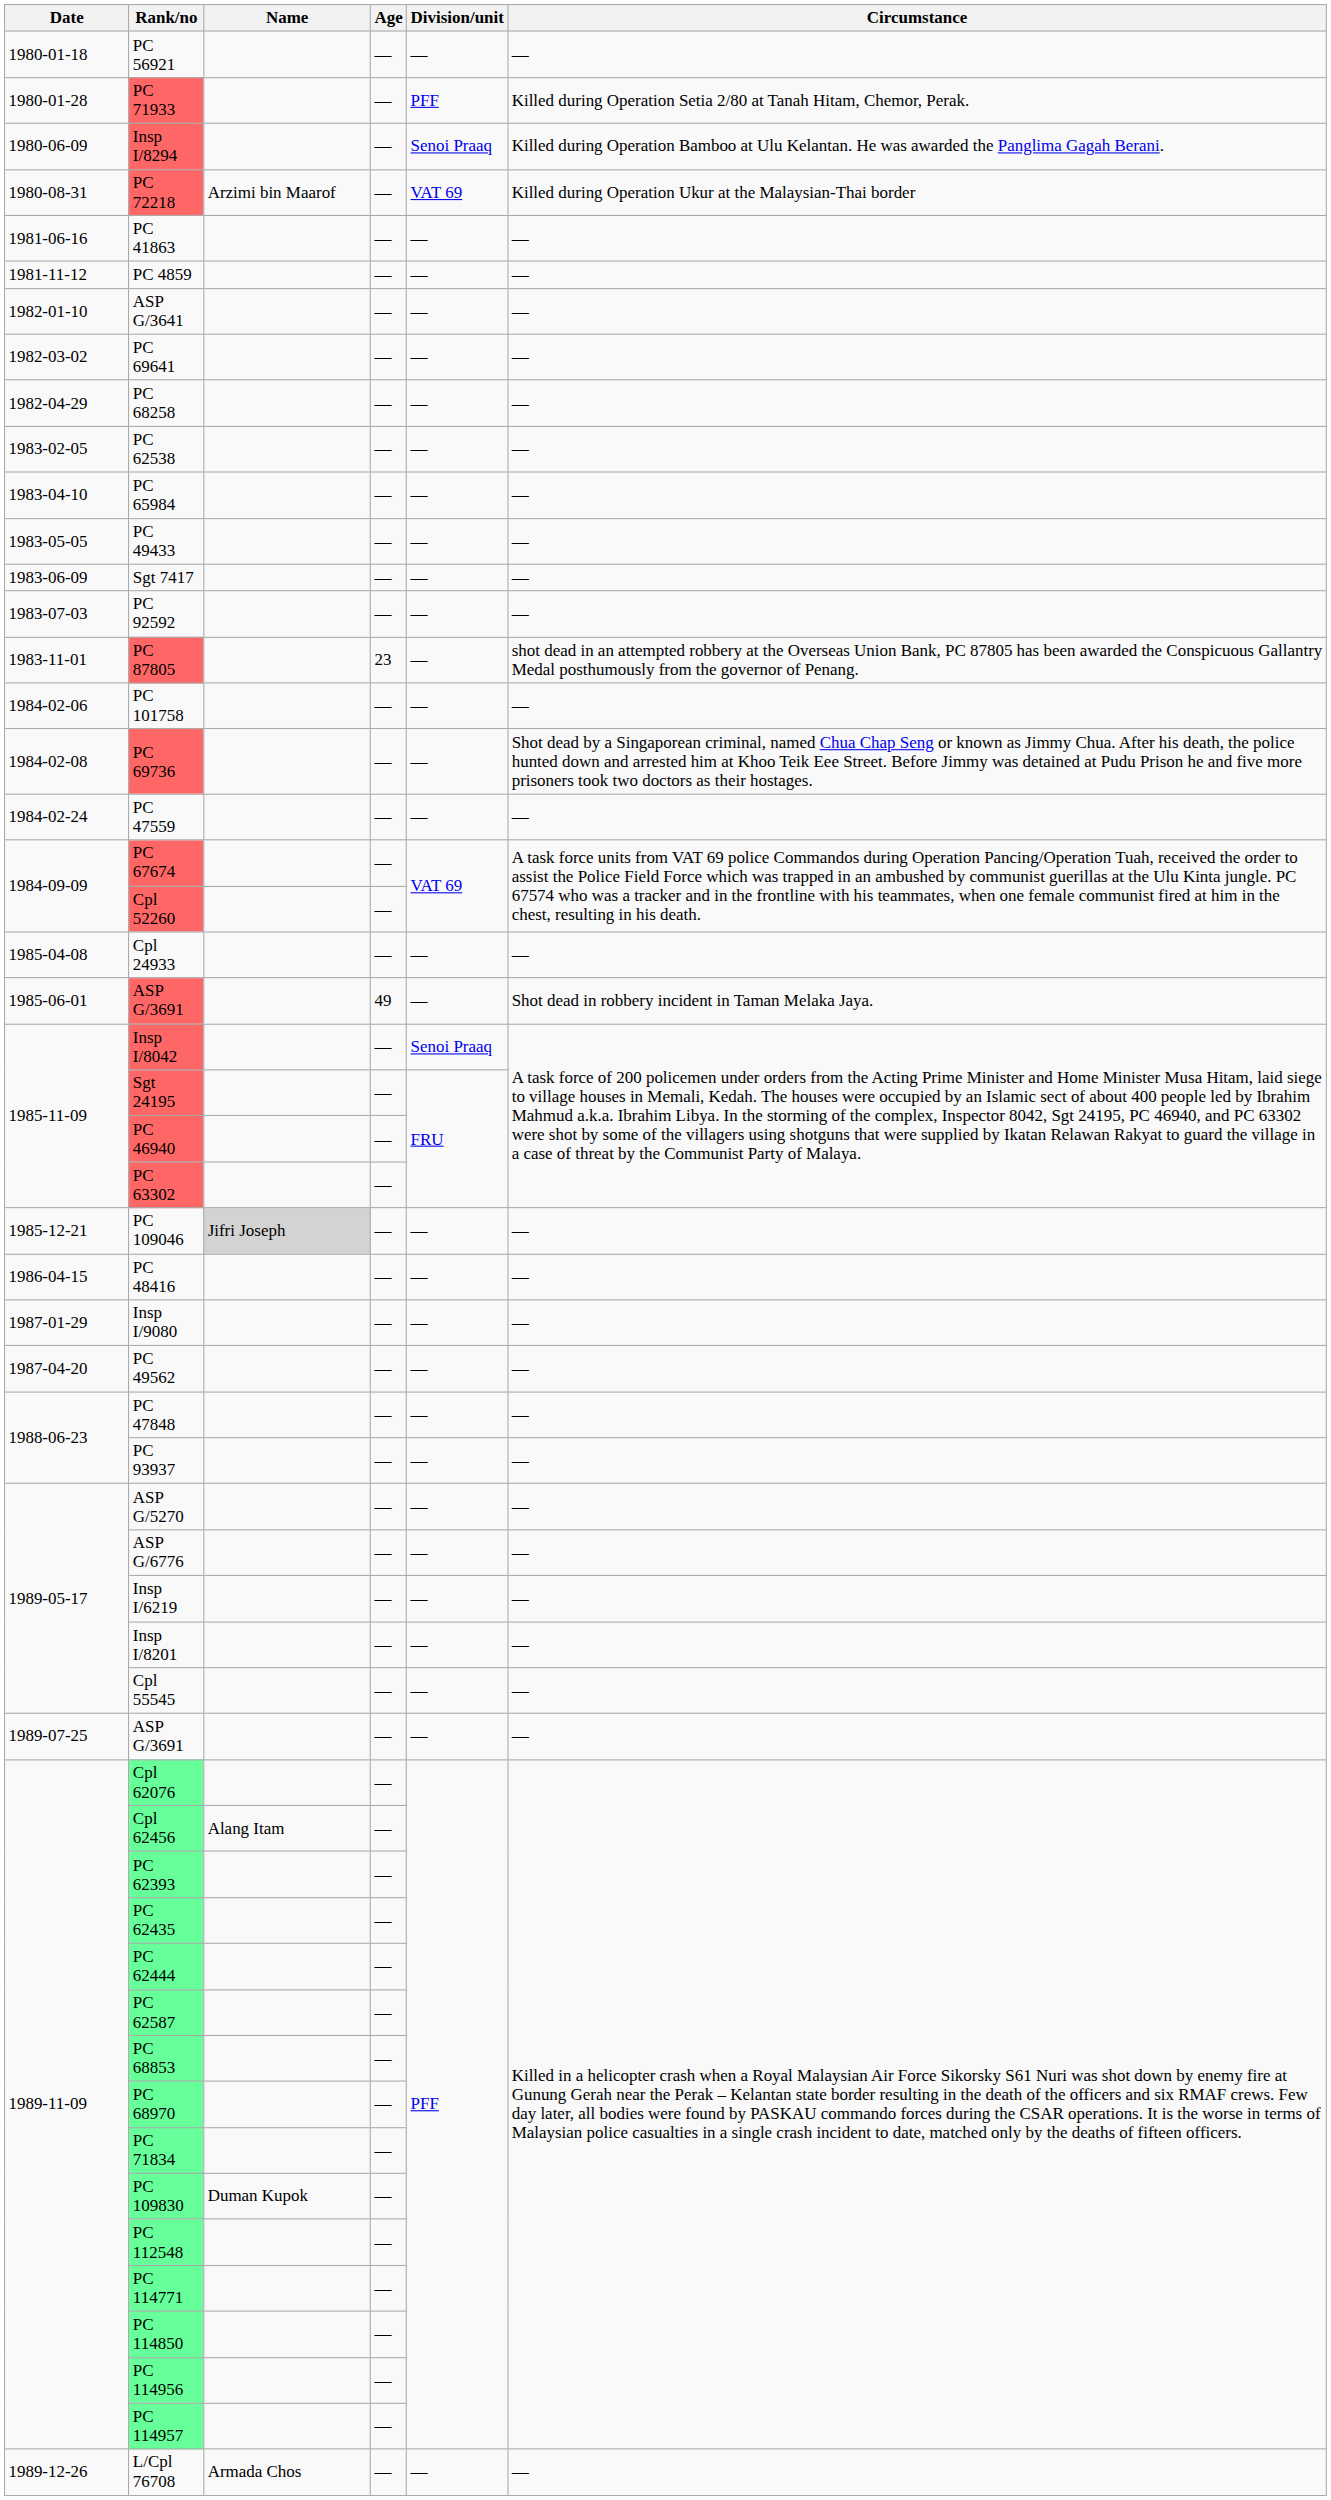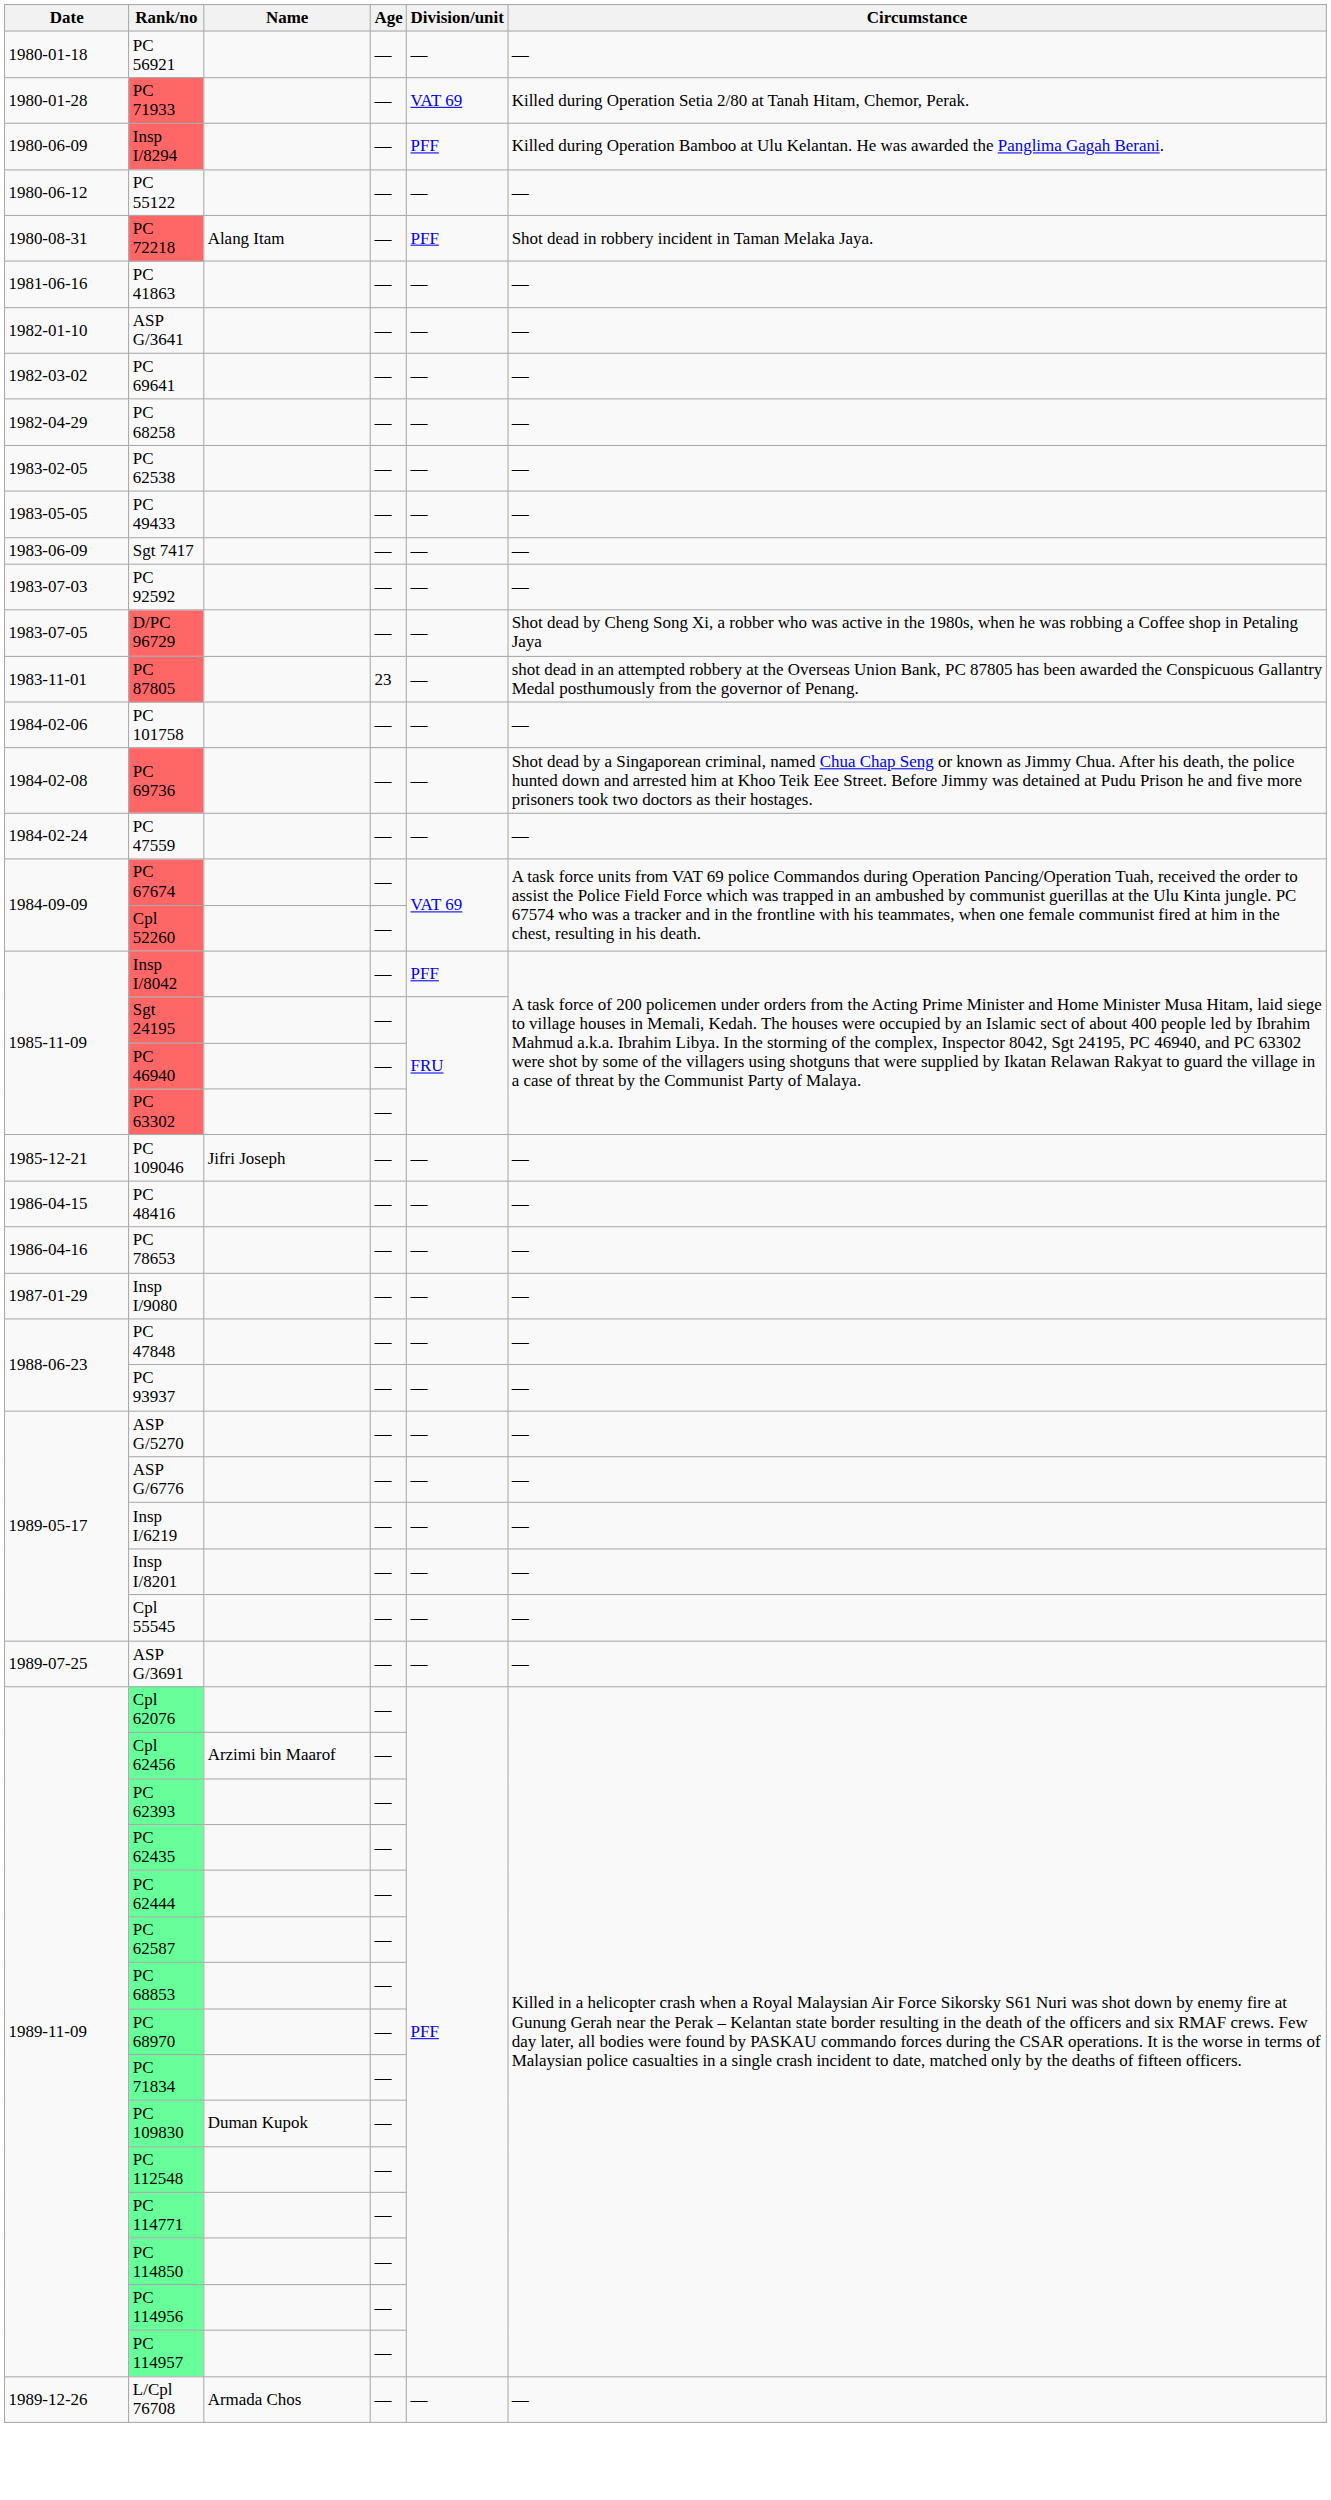(425, 100) PFF -> (436, 100) VAT 69
(451, 146) Senoi Praaq -> (425, 146) PFF
+ row: (48, 192)
(272, 192) Arzimi bin Maarof -> (246, 238) Alang Itam
(436, 192) VAT 69 -> (425, 238) PFF
(713, 192) Killed during Operation Ukur at the Malaysian-Thai border -> (692, 238) Shot dead in robbery incident in Taman Melaka Jaya.
- row: (48, 274)
- row: (48, 495)
+ row: (48, 633)
- row: (48, 954)
- row: (48, 1000)
(451, 1046) Senoi Praaq -> (425, 973) PFF
(247, 1230) lightgrey background -> (247, 1157) no background
+ row: (48, 1249)
- row: (48, 1368)
(246, 1828) Alang Itam -> (272, 1755) Arzimi bin Maarof
